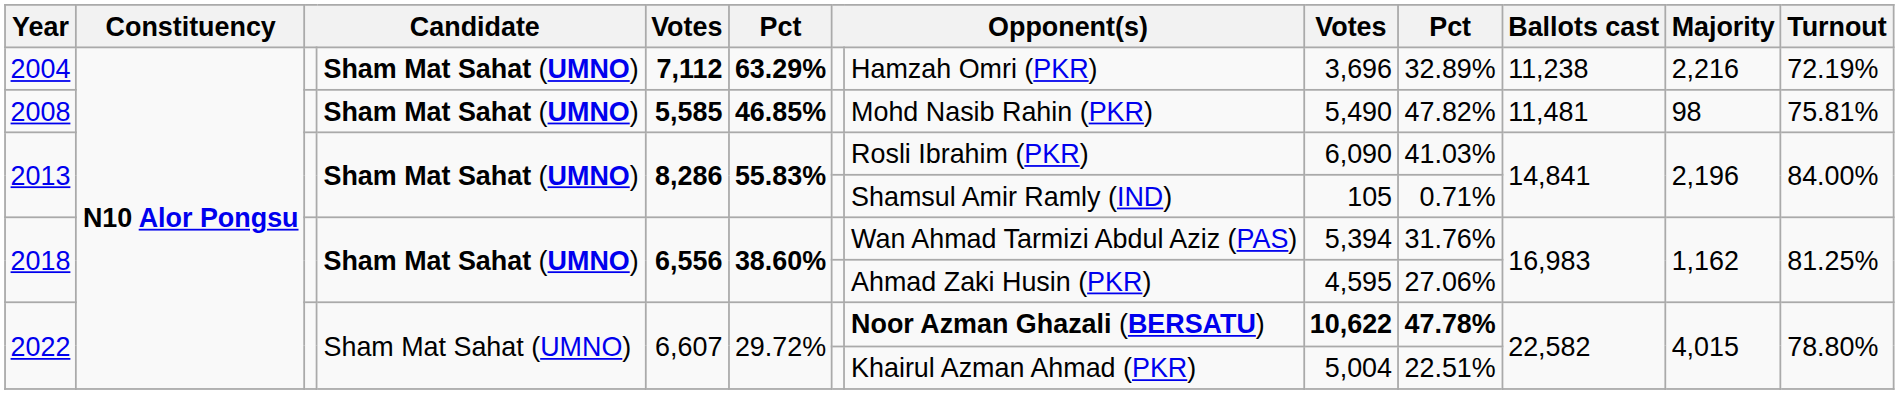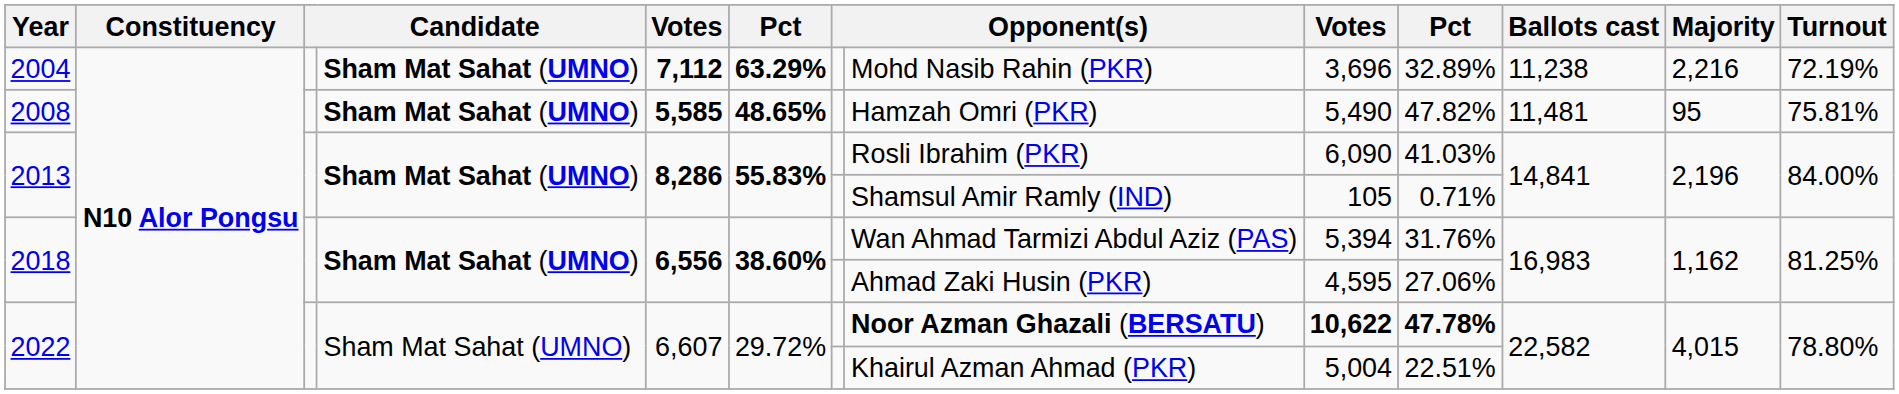(974, 69) Hamzah Omri (PKR) -> (1002, 69) Mohd Nasib Rahin (PKR)
(780, 111) 46.85% -> (780, 111) 48.65%
(1002, 111) Mohd Nasib Rahin (PKR) -> (974, 111) Hamzah Omri (PKR)
(1687, 111) 98 -> (1687, 111) 95
